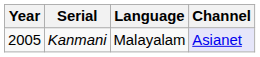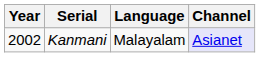(24, 39) 2005 -> (24, 39) 2002
